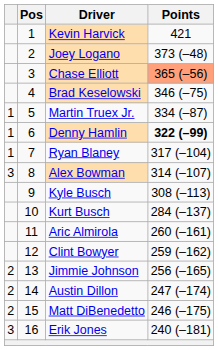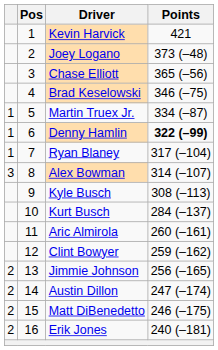(181, 74) lightsalmon background -> (181, 74) no background
(11, 330) 3 -> (11, 330) 2
